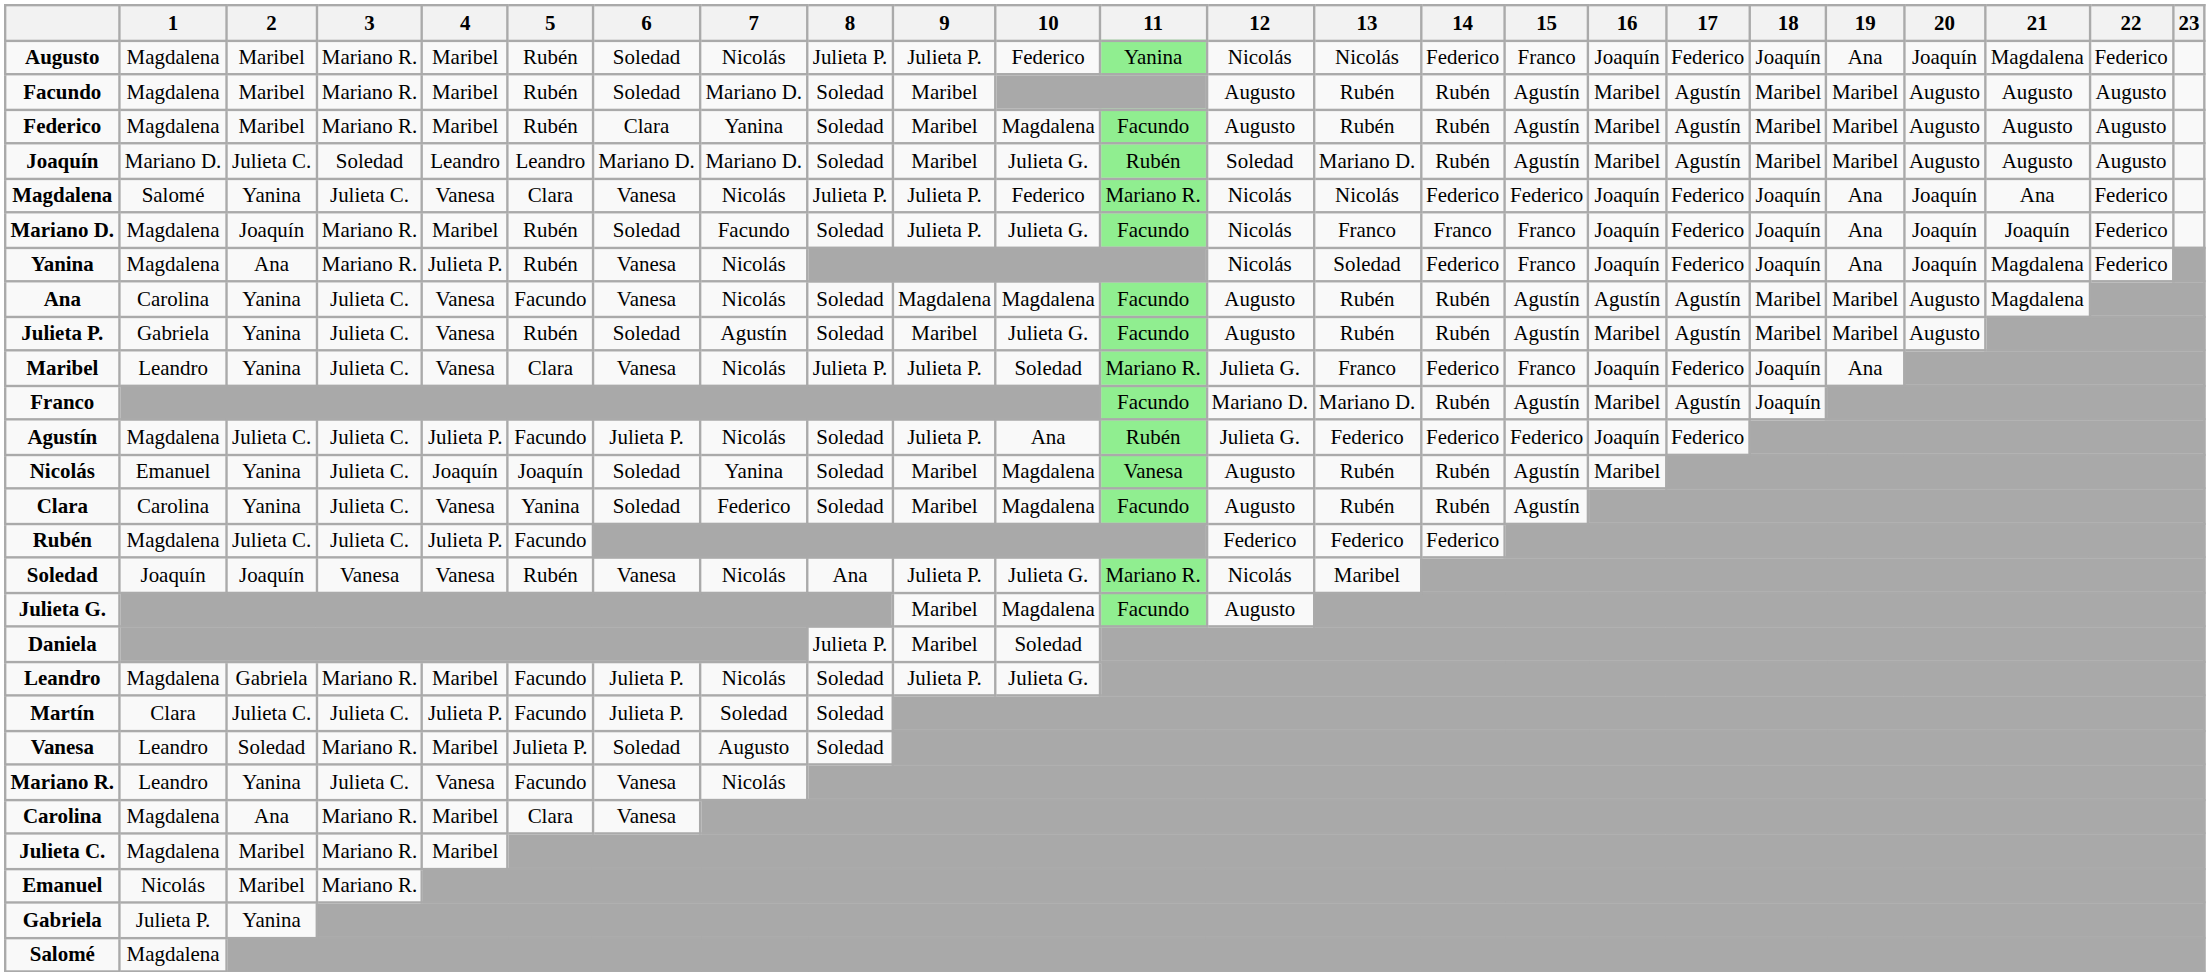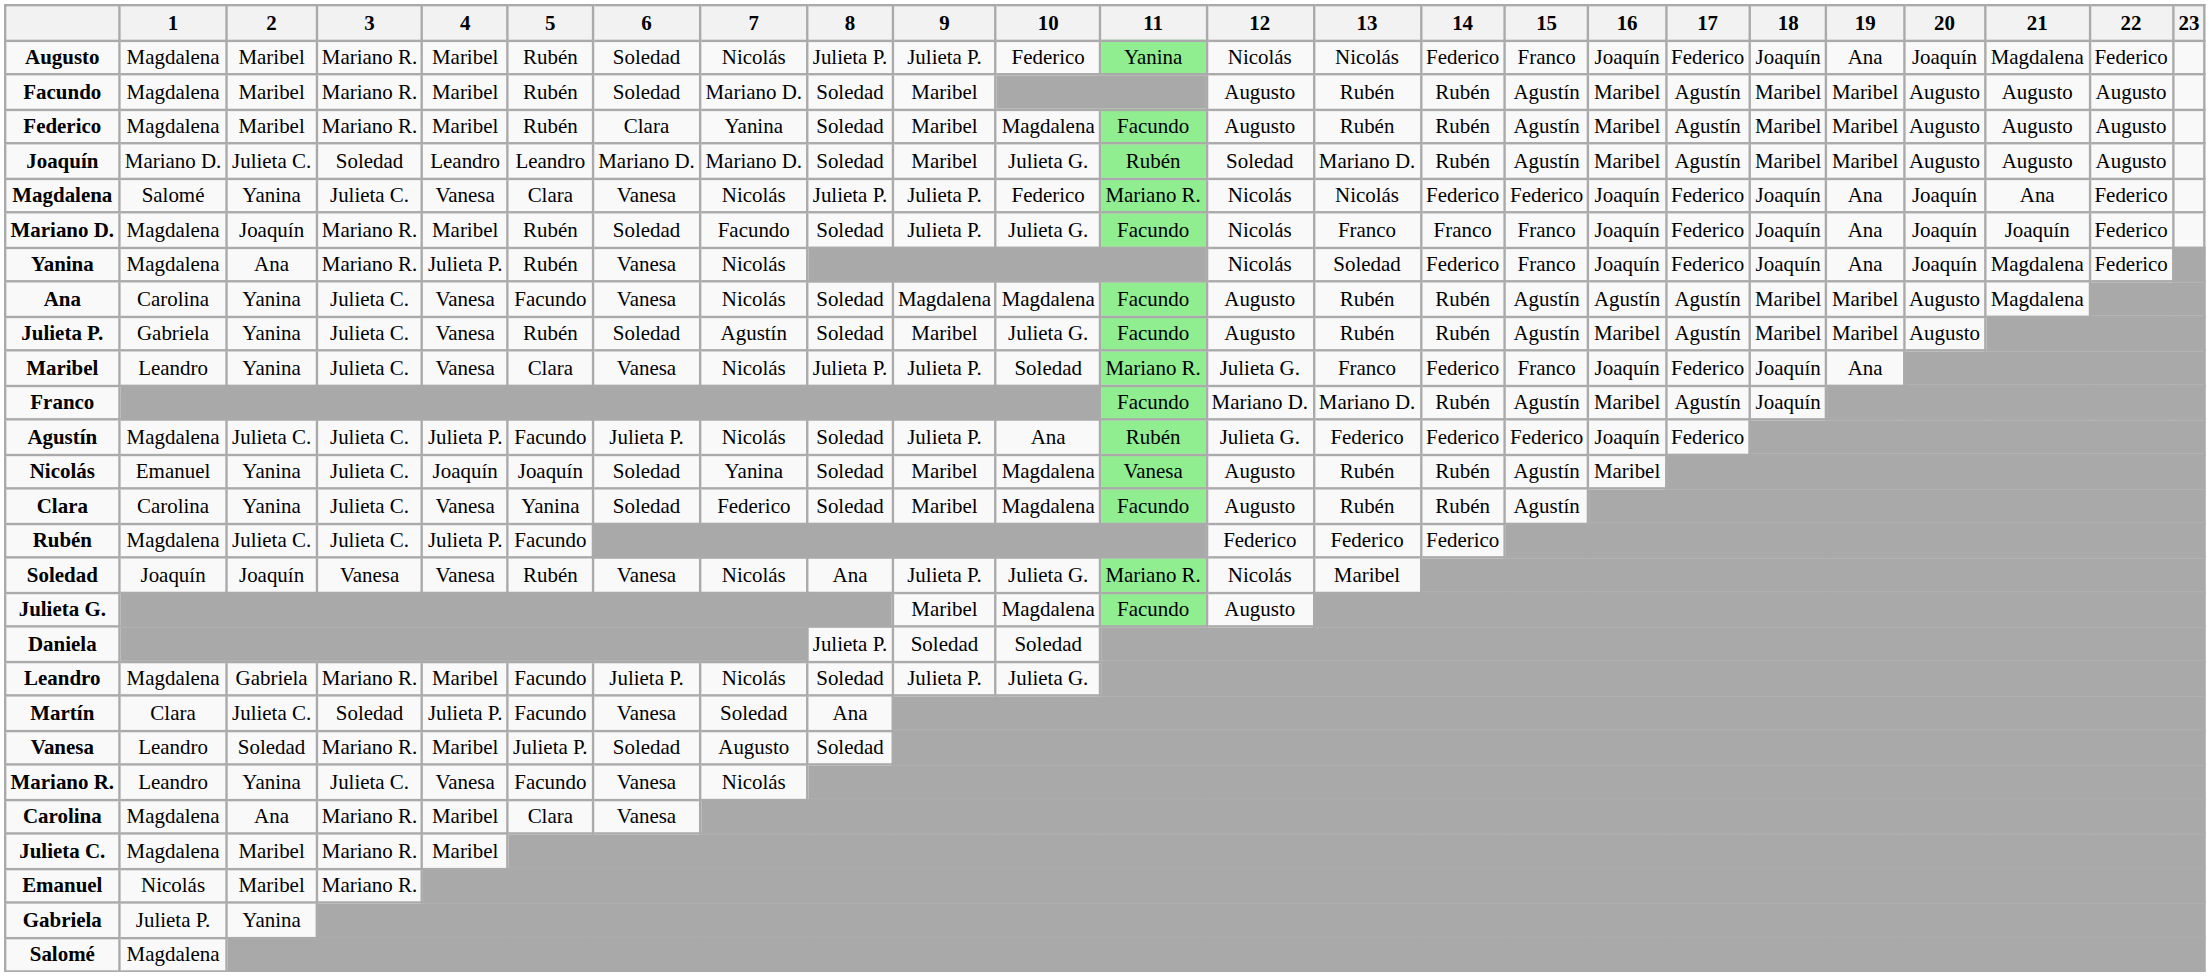(944, 643) Maribel -> (944, 643) Soledad
(370, 712) Julieta C. -> (370, 712) Soledad
(647, 712) Julieta P. -> (647, 712) Vanesa
(850, 712) Soledad -> (850, 712) Ana
